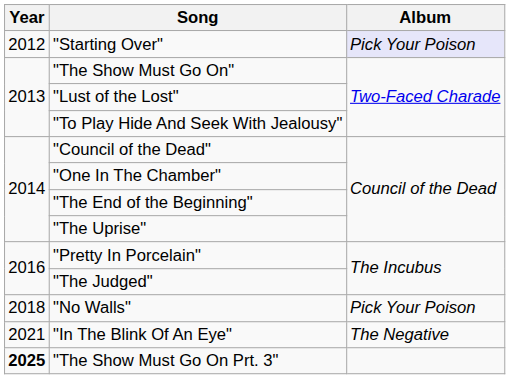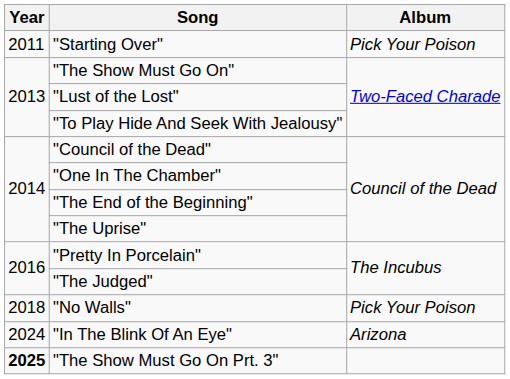(27, 44) 2012 -> (26, 44) 2011
(413, 44) lavender background -> (413, 44) no background
(27, 334) 2021 -> (27, 334) 2024
(400, 334) The Negative -> (378, 334) Arizona
